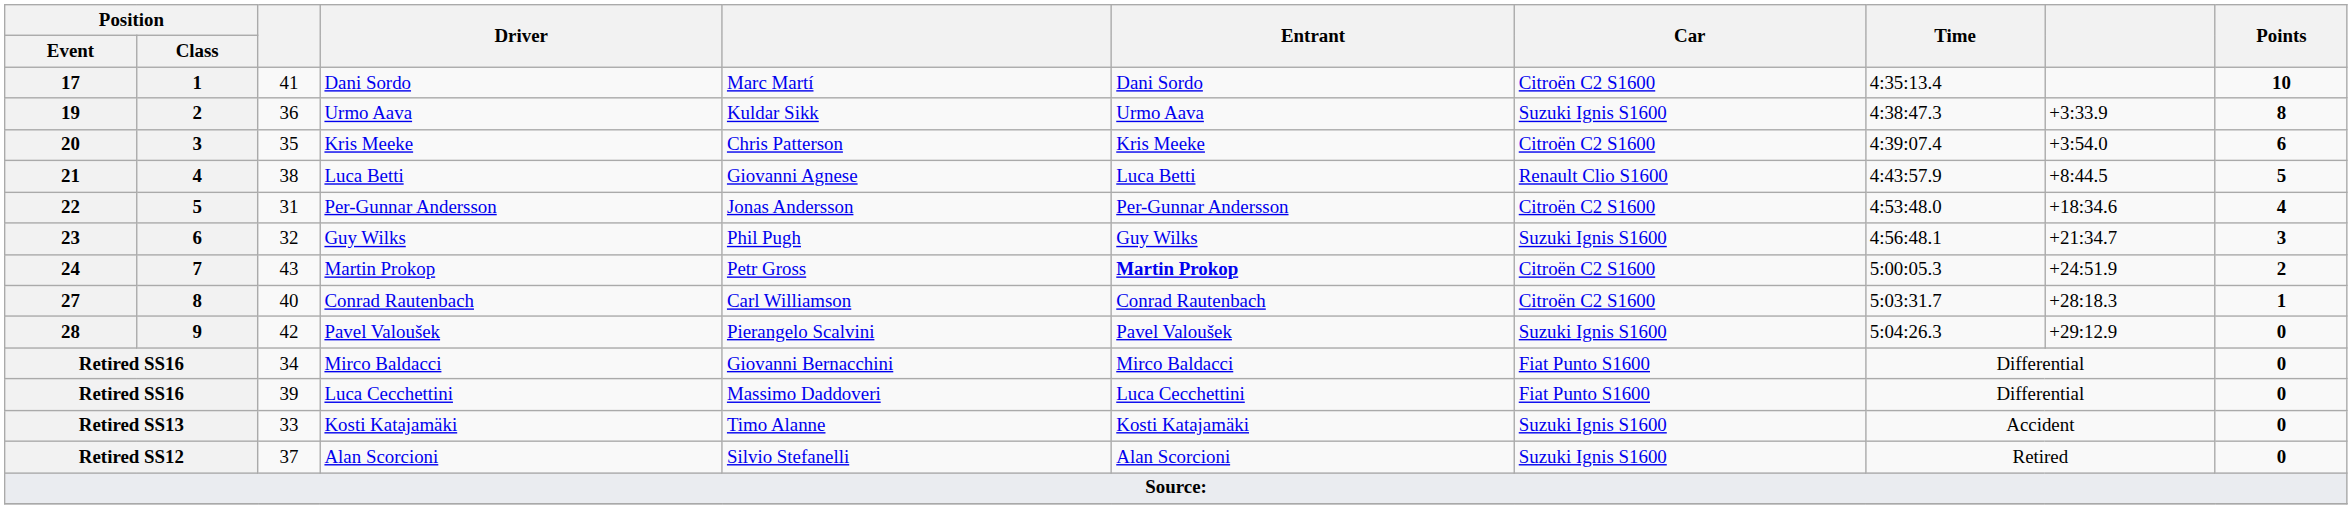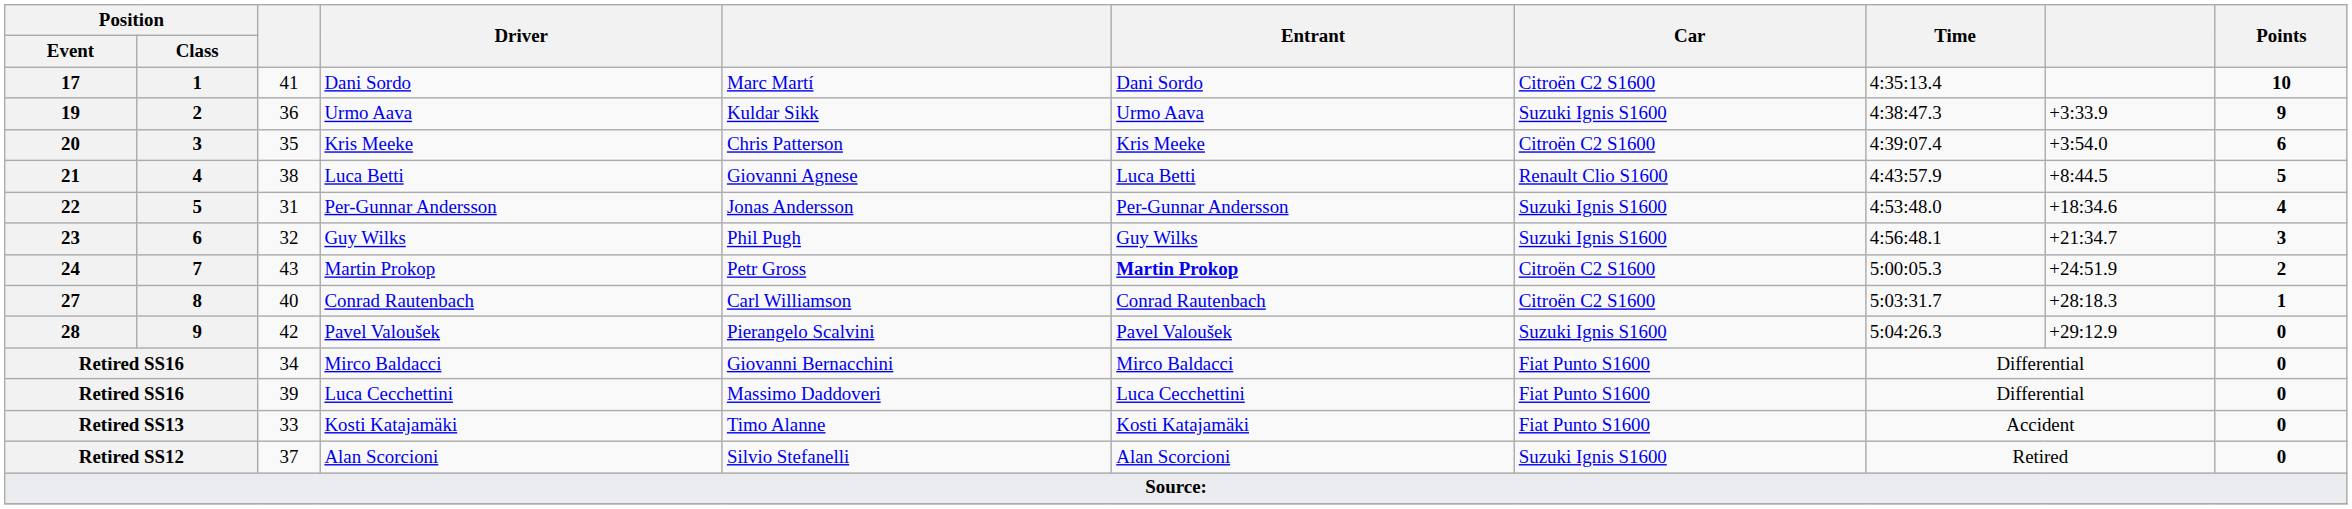(2281, 113) 8 -> (2281, 113) 9
(1587, 206) Citroën C2 S1600 -> (1593, 206) Suzuki Ignis S1600
(1593, 425) Suzuki Ignis S1600 -> (1584, 425) Fiat Punto S1600
